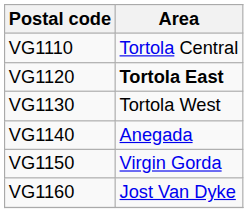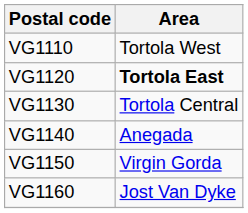(179, 47) Tortola Central -> (170, 47) Tortola West
(170, 105) Tortola West -> (179, 105) Tortola Central
